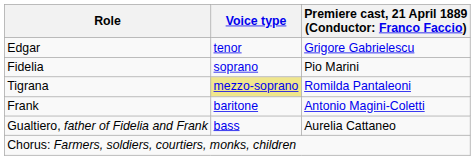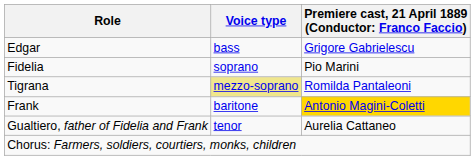(228, 47) tenor -> (227, 47) bass
(364, 106) no background -> (364, 106) gold background
(227, 125) bass -> (228, 125) tenor
